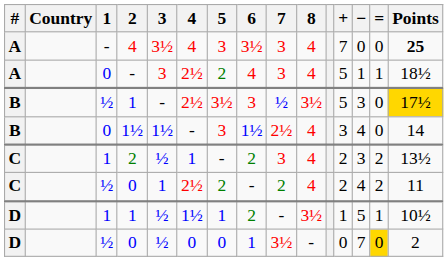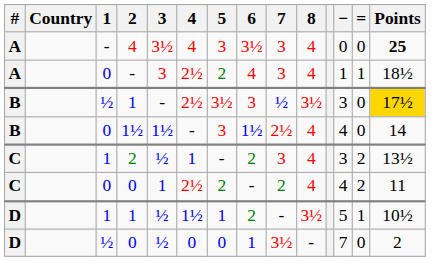- column: (343, 18)
(107, 186) ½ -> (107, 186) 0
(379, 242) gold background -> (361, 242) no background
